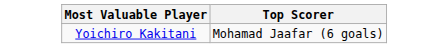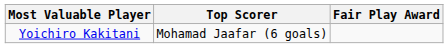+ column: (386, 14)
